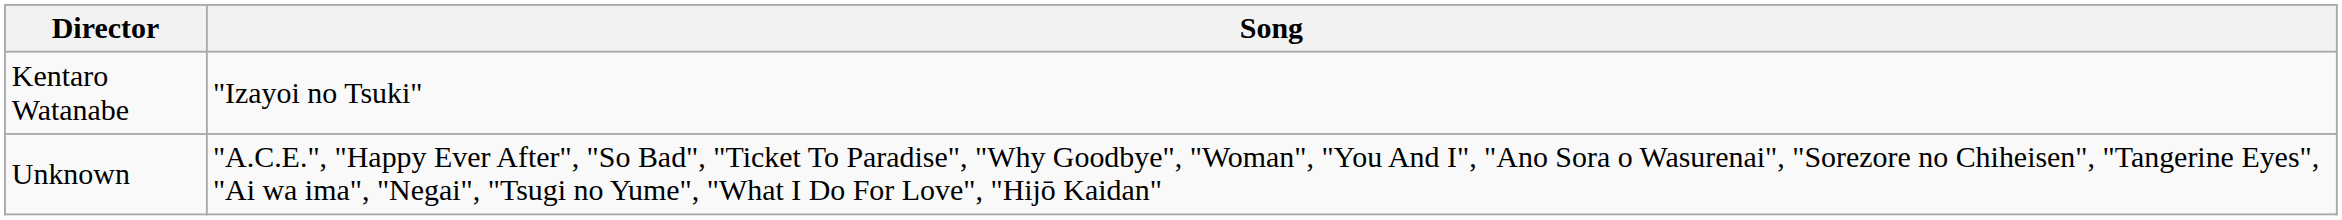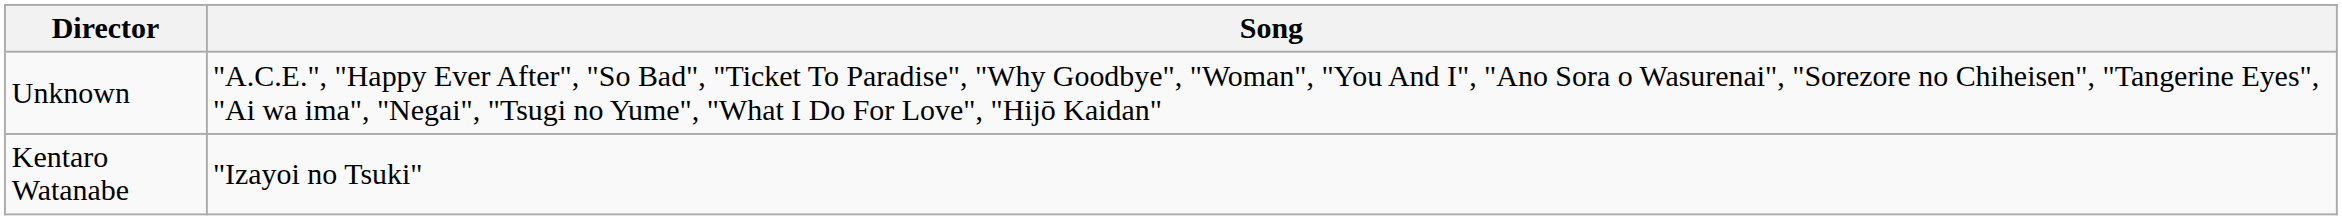rows swapped: (70, 92) <-> (71, 173)
